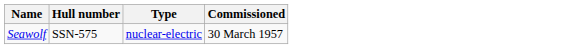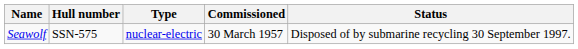+ column: (431, 14)
